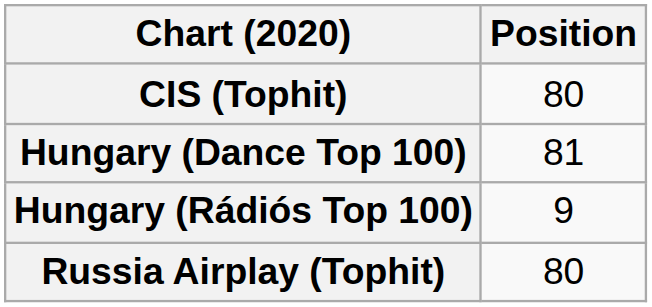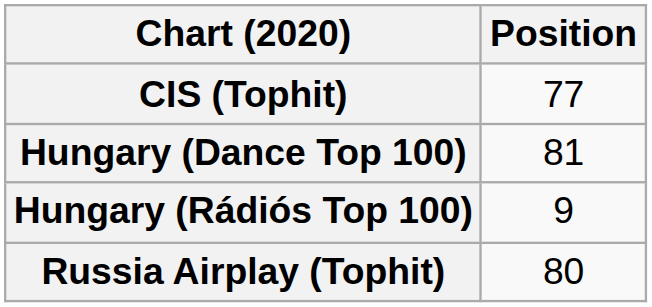(564, 93) 80 -> (564, 93) 77
